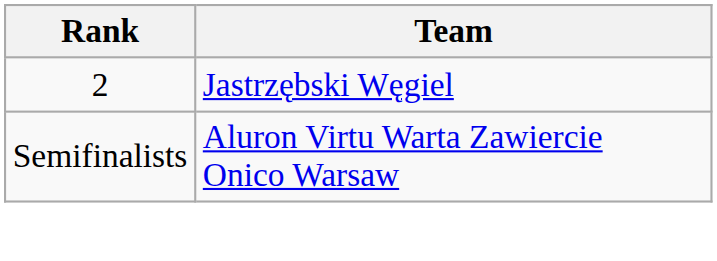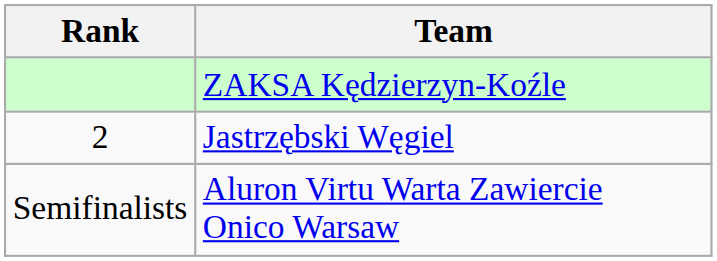+ row: (384, 84)
